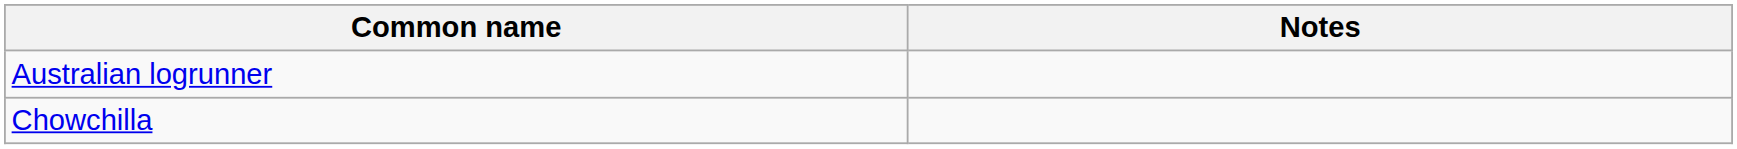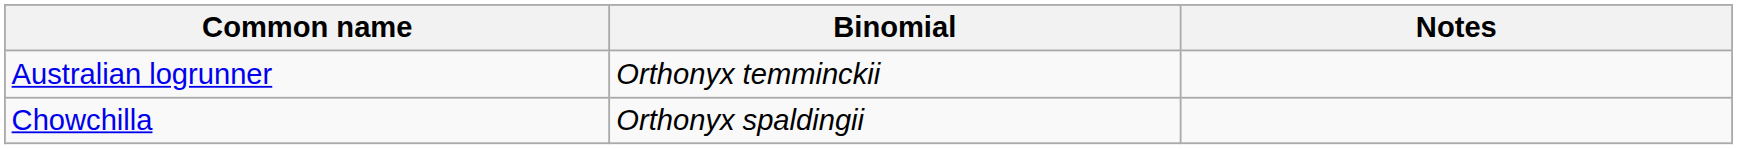+ column: (895, 27)
